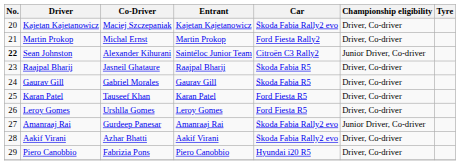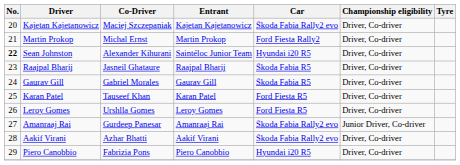(287, 53) Citroën C3 Rally2 -> (283, 53) Hyundai i20 R5
(384, 53) Junior Driver, Co-driver -> (372, 53) Driver, Co-driver
